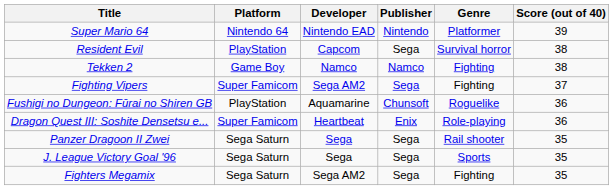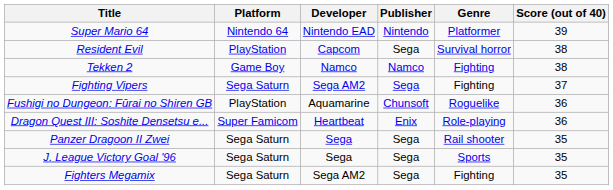(258, 85) Super Famicom -> (258, 85) Sega Saturn
